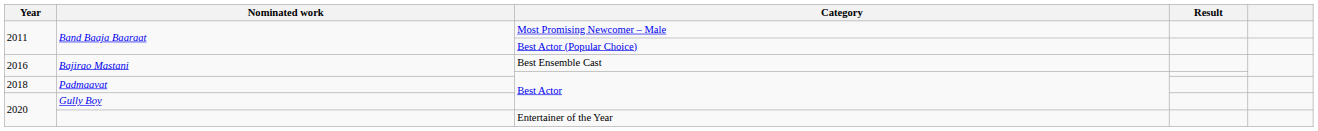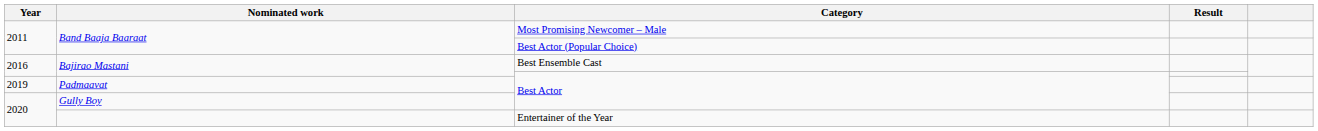(17, 84) 2018 -> (17, 84) 2019
